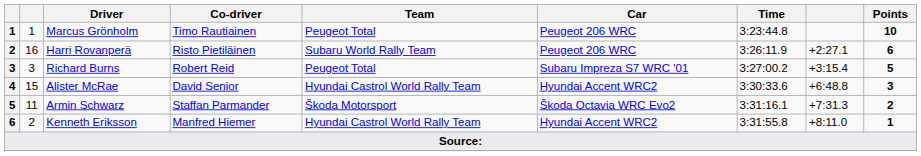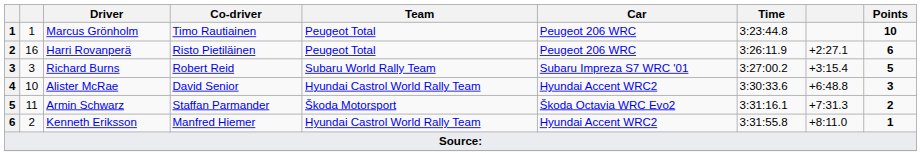(370, 50) Subaru World Rally Team -> (340, 50) Peugeot Total
(340, 68) Peugeot Total -> (370, 68) Subaru World Rally Team
(32, 86) 15 -> (32, 86) 10
